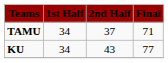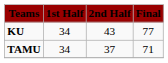rows swapped: (16, 49) <-> (24, 31)
